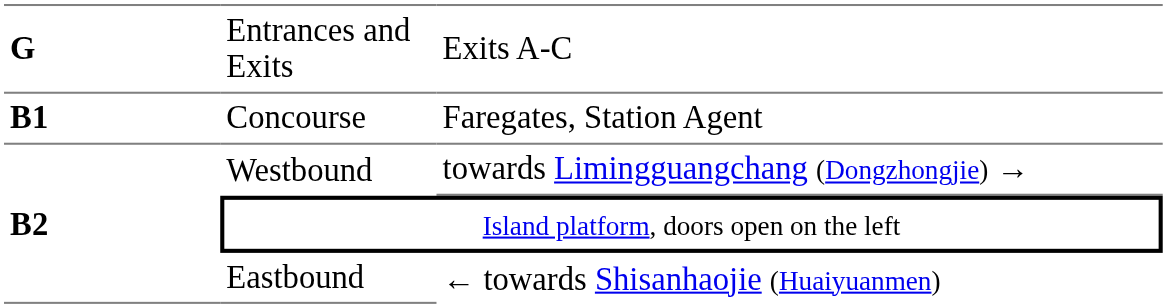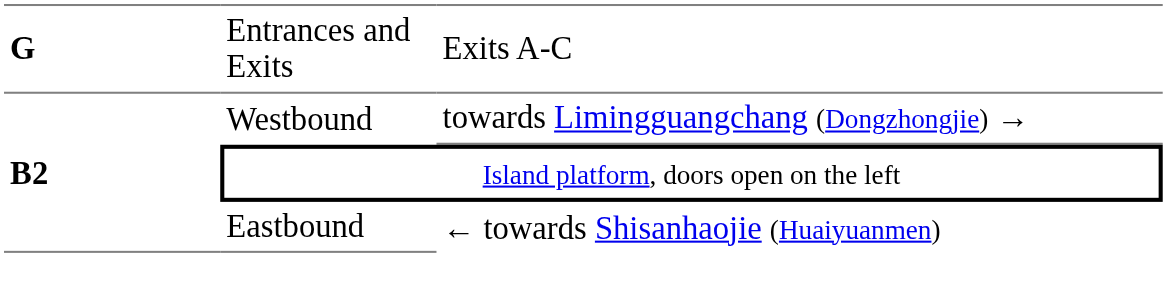- row: (296, 117)
